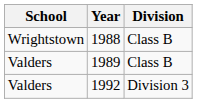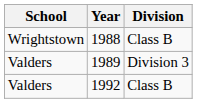(150, 62) Class B -> (158, 62) Division 3
(158, 86) Division 3 -> (150, 86) Class B
